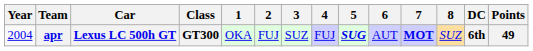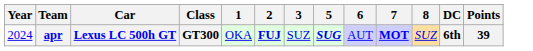- column: (325, 14)
(20, 35) 2004 -> (20, 35) 2024
(268, 35) normal -> (269, 35) bold
(508, 35) 49 -> (484, 35) 39
